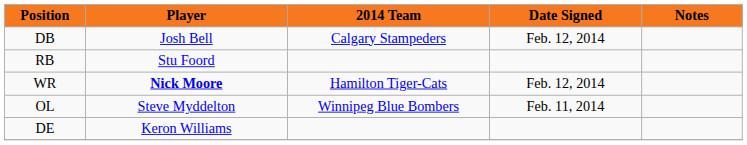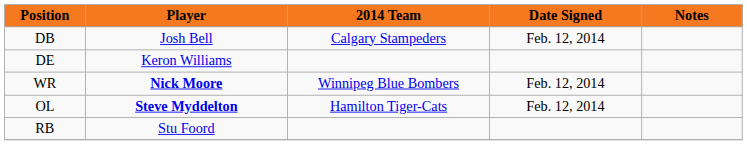rows swapped: (45, 60) <-> (45, 128)
(389, 83) Hamilton Tiger-Cats -> (389, 83) Winnipeg Blue Bombers
(186, 106) normal -> (186, 106) bold
(389, 106) Winnipeg Blue Bombers -> (389, 106) Hamilton Tiger-Cats
(565, 106) Feb. 11, 2014 -> (565, 106) Feb. 12, 2014
